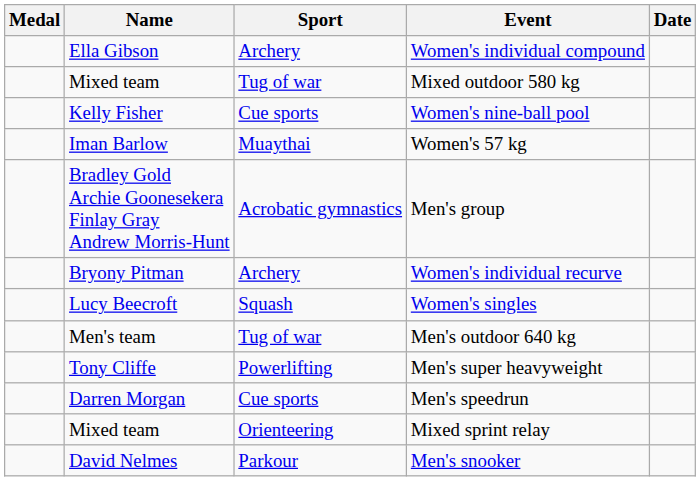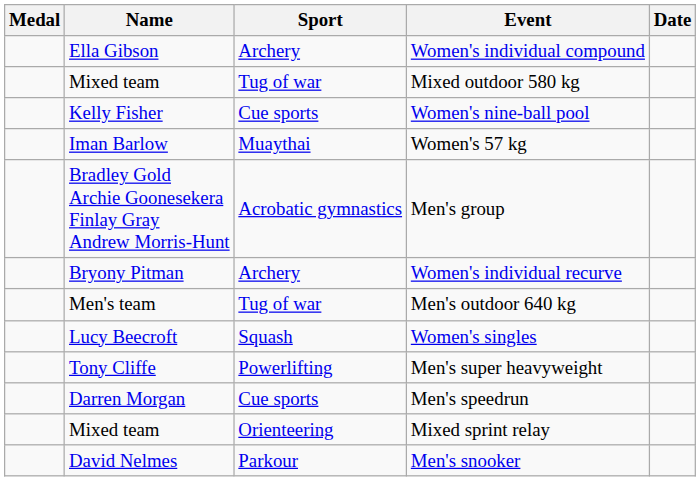rows swapped: (493, 335) <-> (474, 304)
